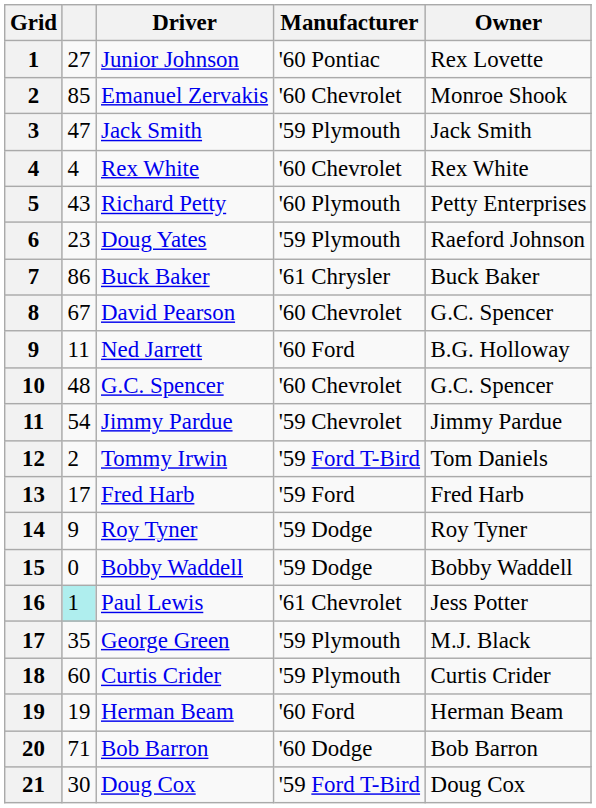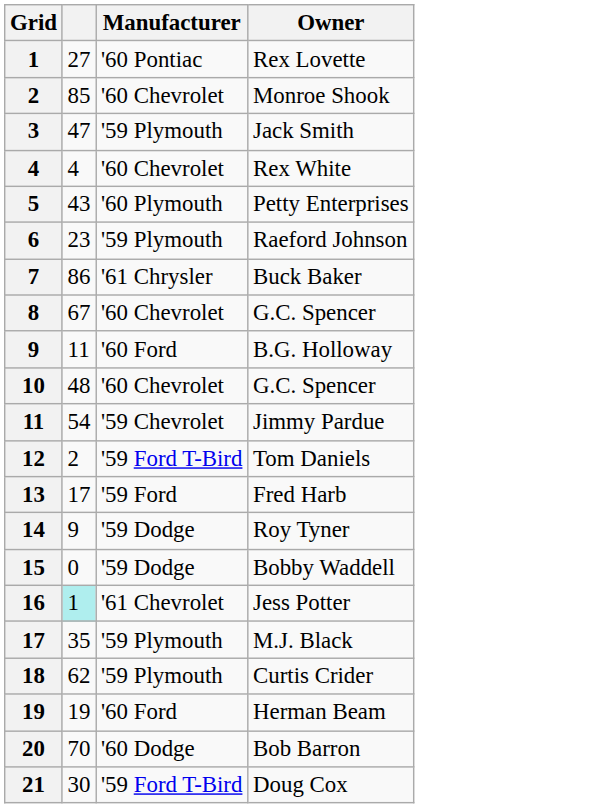- column: (185, 22)
(79, 675) 60 -> (79, 675) 62
(79, 748) 71 -> (79, 748) 70
